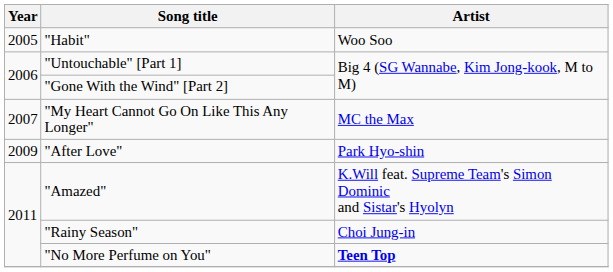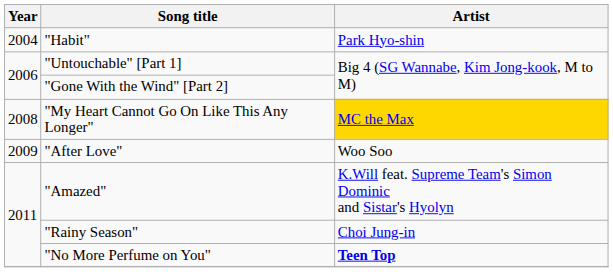(23, 39) 2005 -> (23, 39) 2004
(365, 39) Woo Soo -> (381, 39) Park Hyo-shin
(23, 119) 2007 -> (23, 119) 2008
(376, 119) no background -> (376, 119) gold background
(381, 151) Park Hyo-shin -> (365, 151) Woo Soo
